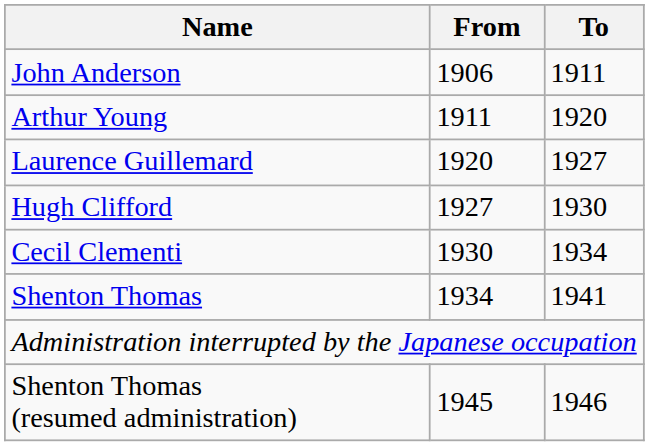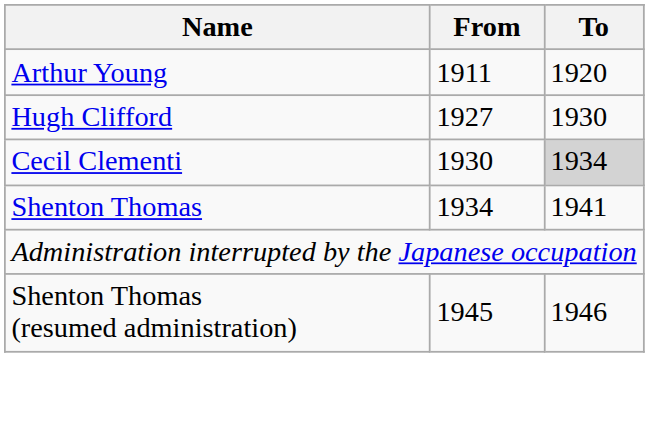- row: (96, 71)
- row: (132, 161)
(579, 251) no background -> (579, 161) lightgrey background
